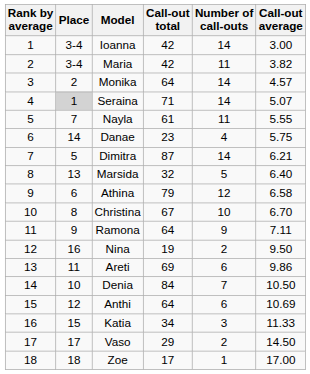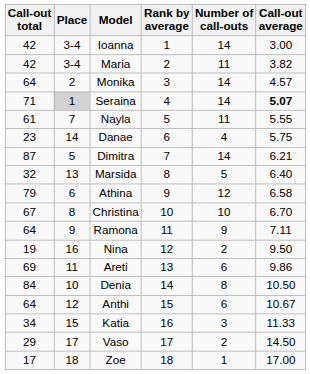columns swapped: (31, 20) <-> (168, 20)
(281, 100) normal -> (281, 100) bold
(224, 286) 7 -> (224, 286) 8
(281, 304) 10.69 -> (281, 304) 10.67
